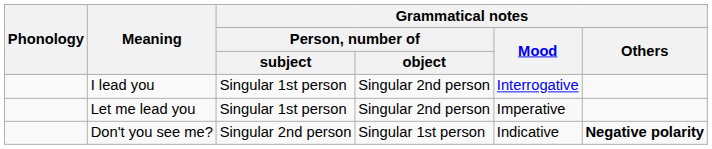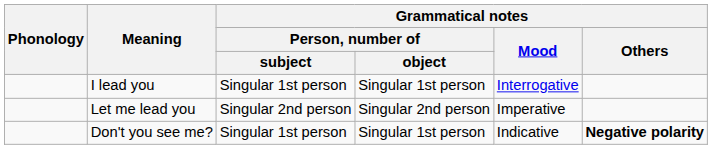(424, 86) Singular 2nd person -> (422, 86) Singular 1st person
(283, 109) Singular 1st person -> (286, 109) Singular 2nd person
(286, 132) Singular 2nd person -> (283, 132) Singular 1st person
